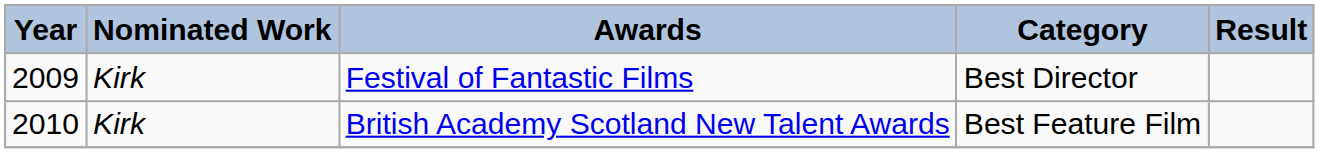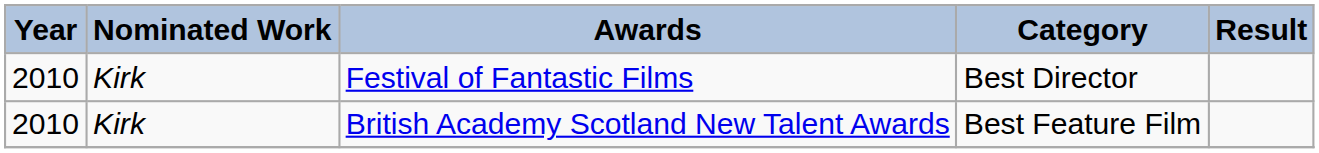(46, 77) 2009 -> (46, 77) 2010
